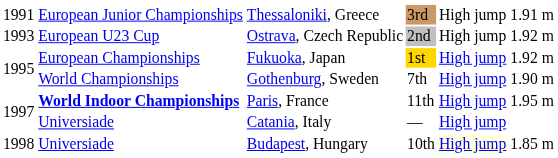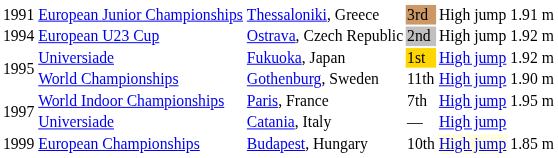(19, 36) 1993 -> (19, 36) 1994
(119, 57) European Championships -> (76, 57) Universiade
(417, 79) 7th -> (421, 79) 11th
(139, 101) bold -> (131, 101) normal
(421, 101) 11th -> (417, 101) 7th
(19, 144) 1998 -> (19, 144) 1999
(76, 144) Universiade -> (119, 144) European Championships
